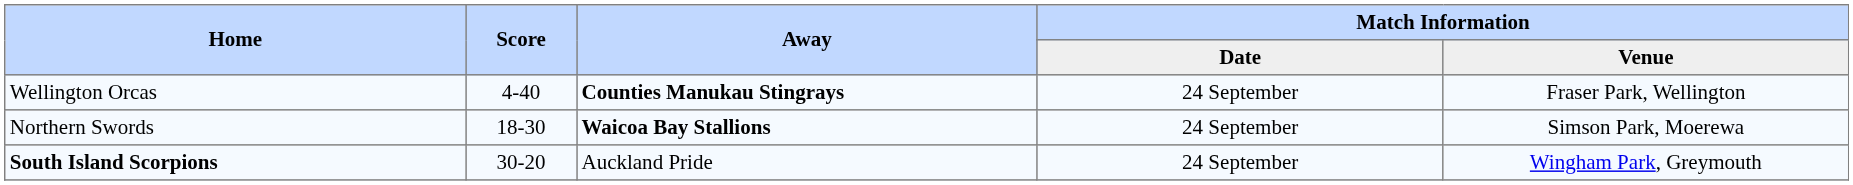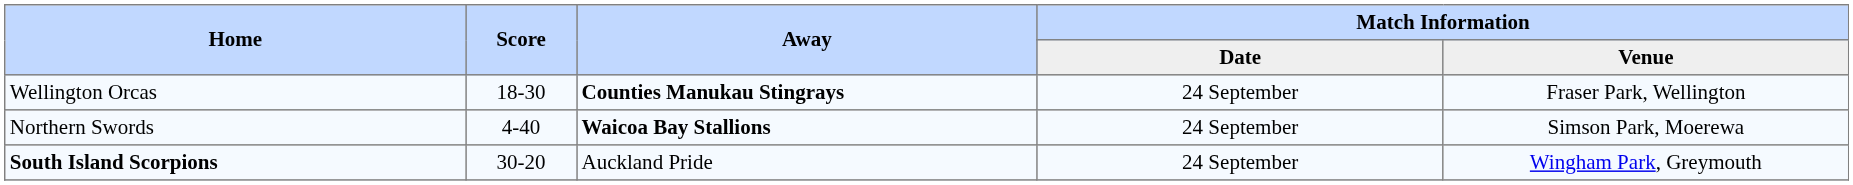(521, 92) 4-40 -> (521, 92) 18-30
(521, 127) 18-30 -> (521, 127) 4-40
